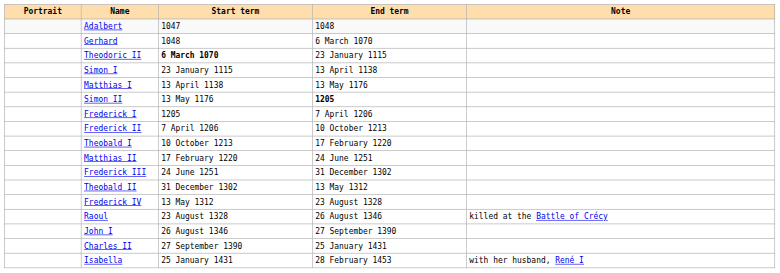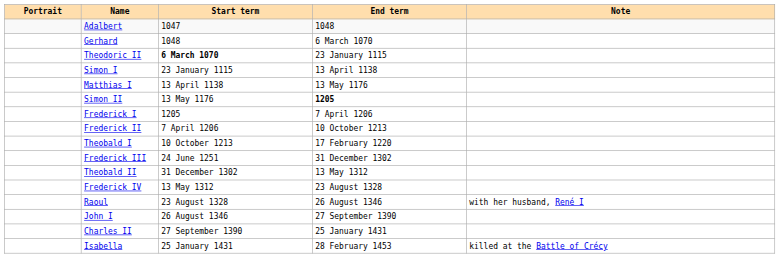- row: (110, 158)
(539, 217) killed at the Battle of Crécy -> (527, 202) with her husband, René I
(527, 261) with her husband, René I -> (539, 246) killed at the Battle of Crécy
